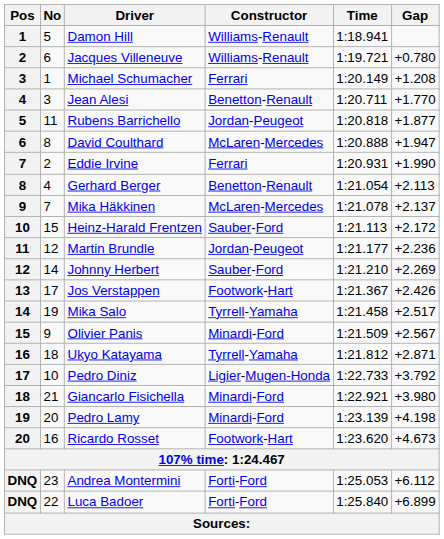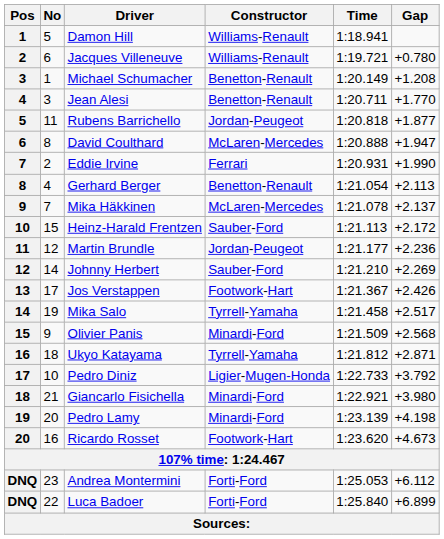(228, 79) Ferrari -> (260, 79) Benetton-Renault
(415, 333) +2.567 -> (415, 333) +2.568
